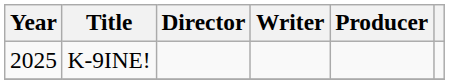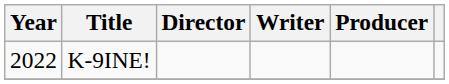(33, 60) 2025 -> (33, 60) 2022
